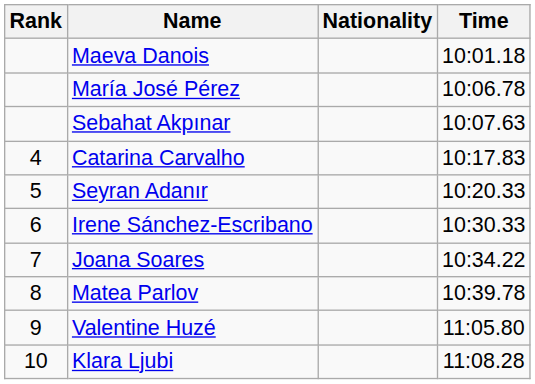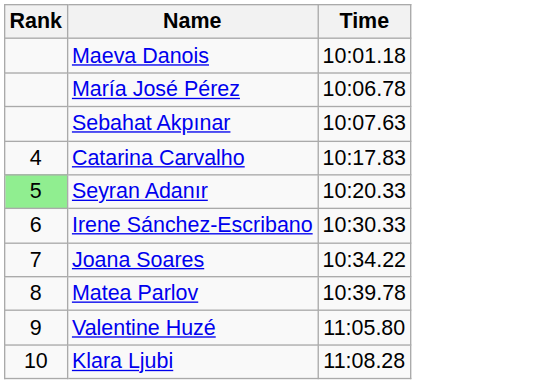- column: (377, 21)
(36, 191) no background -> (36, 191) lightgreen background
